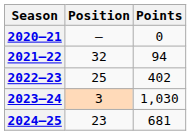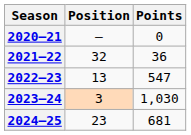(159, 57) 94 -> (159, 57) 36
(99, 78) 25 -> (99, 78) 13
(159, 78) 402 -> (159, 78) 547
